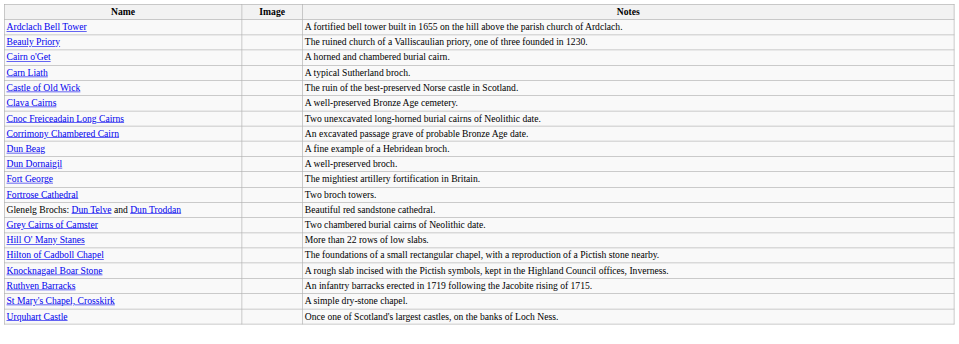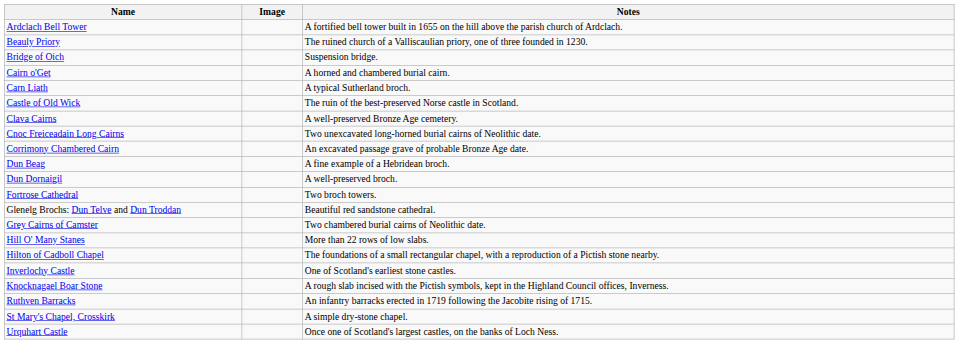+ row: (35, 57)
- row: (30, 179)
+ row: (41, 270)
